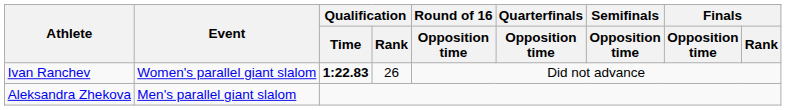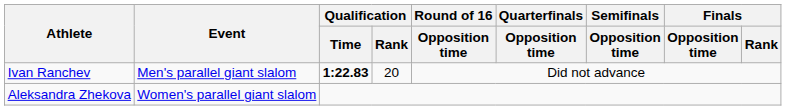(227, 73) Women's parallel giant slalom -> (217, 73) Men's parallel giant slalom
(391, 73) 26 -> (391, 73) 20
(217, 95) Men's parallel giant slalom -> (227, 95) Women's parallel giant slalom
